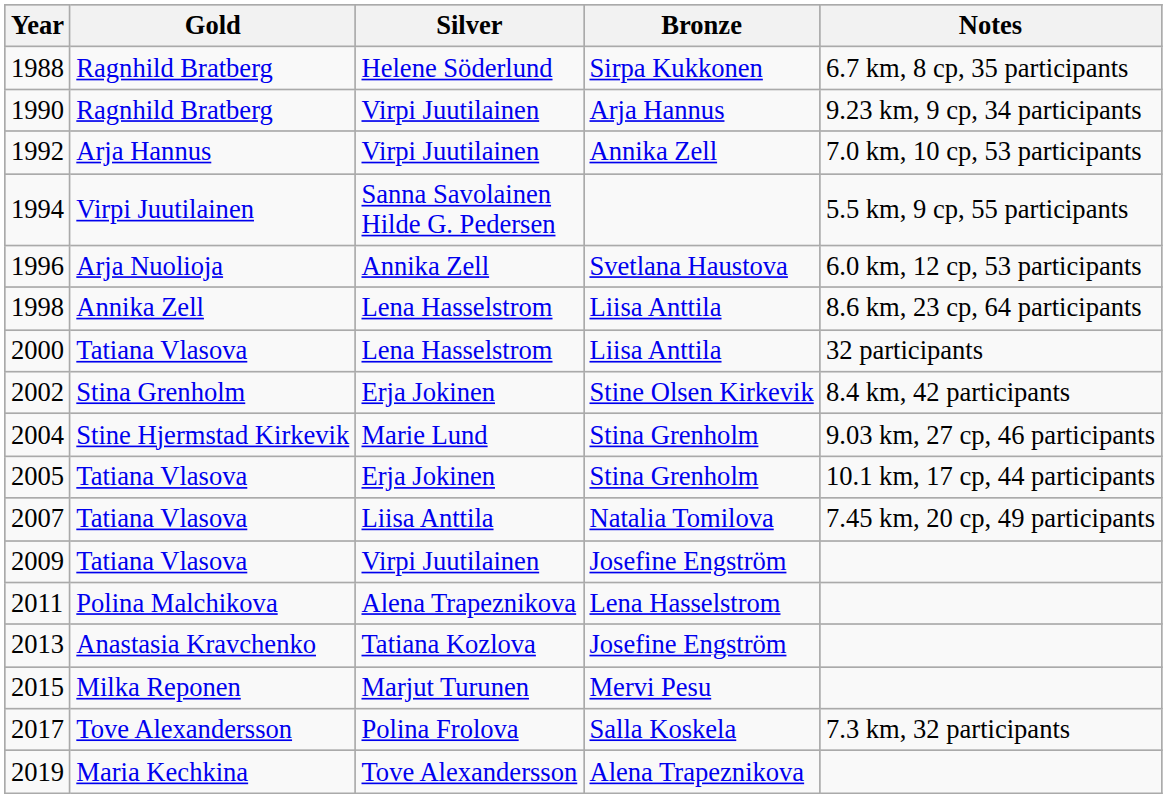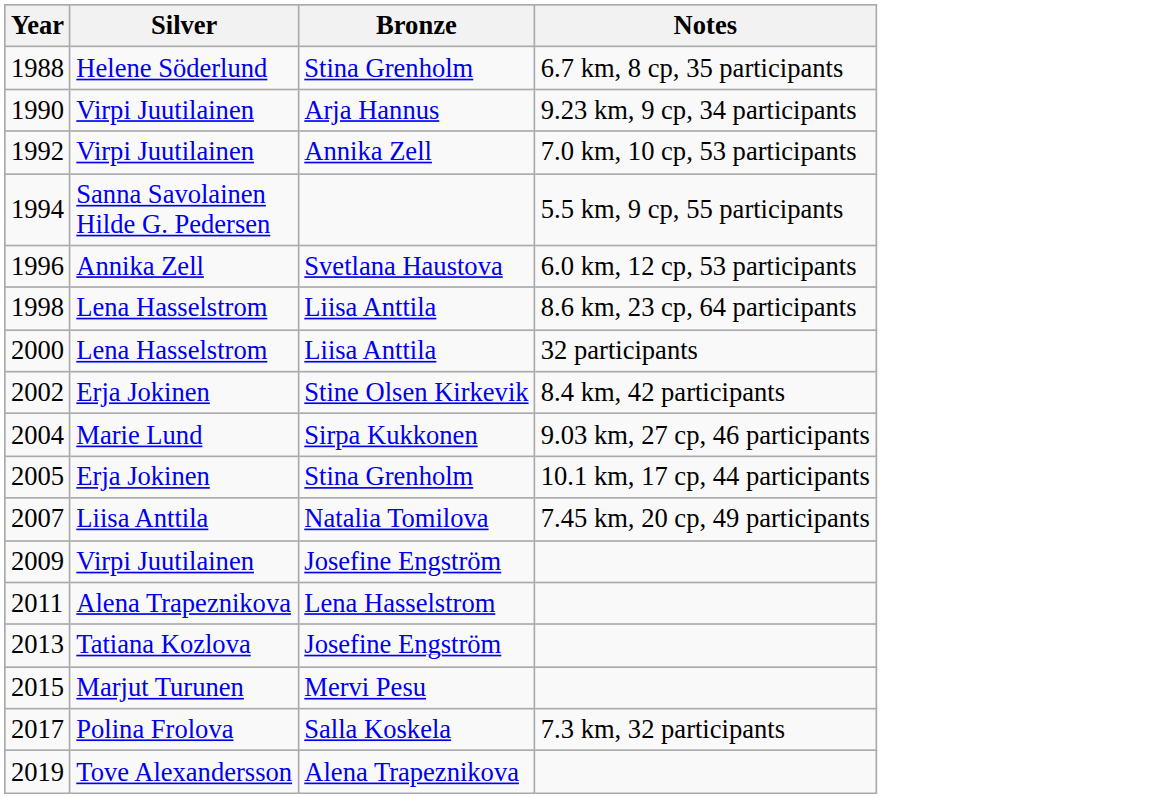- column: (213, 25)
(676, 67) Sirpa Kukkonen -> (389, 67) Stina Grenholm
(674, 434) Stina Grenholm -> (391, 434) Sirpa Kukkonen
